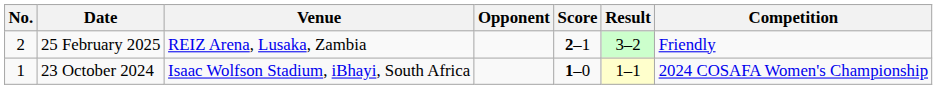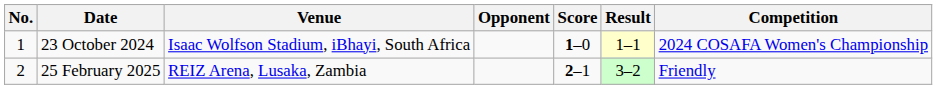rows swapped: (97, 71) <-> (101, 44)
